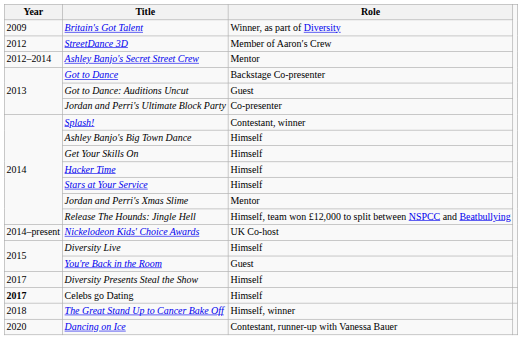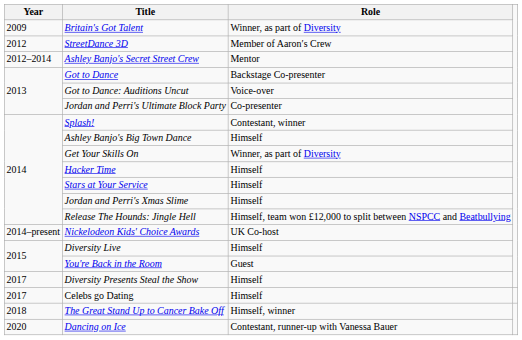(242, 91) Guest -> (252, 91) Voice-over
(246, 153) Himself -> (286, 153) Winner, as part of Diversity
(245, 201) Mentor -> (246, 201) Himself
(17, 295) bold -> (17, 295) normal
